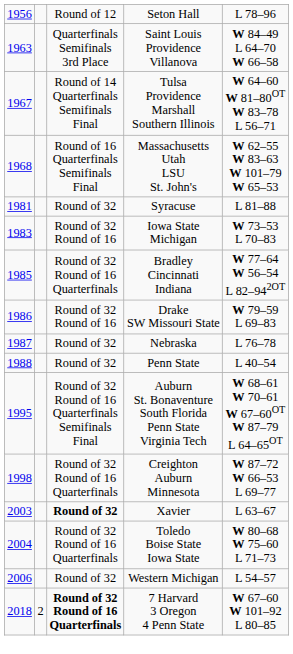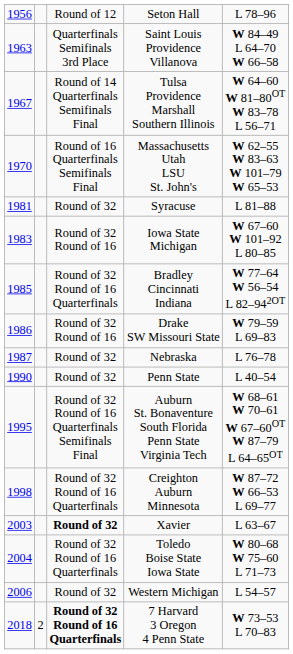(20, 166) 1968 -> (20, 166) 1970
(255, 233) W 73–53 L 70–83 -> (255, 240) W 67–60 W 101–92 L 80–85
(20, 363) 1988 -> (20, 376) 1990
(255, 611) W 67–60 W 101–92 L 80–85 -> (255, 625) W 73–53 L 70–83
